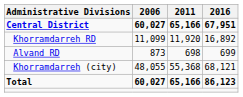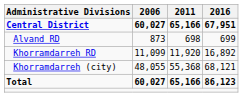rows swapped: (36, 53) <-> (55, 39)
